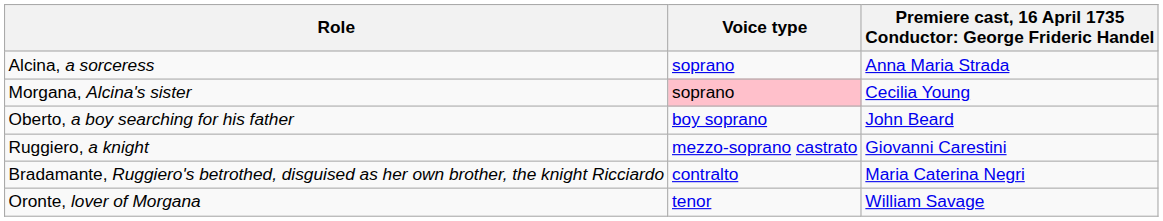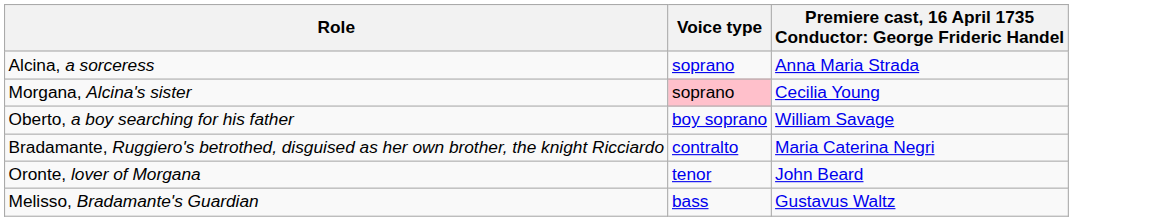(910, 119) John Beard -> (835, 119) William Savage
- row: (79, 147)
(925, 202) William Savage -> (819, 174) John Beard
+ row: (134, 202)
